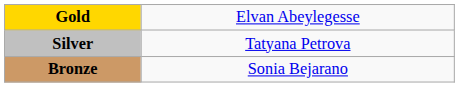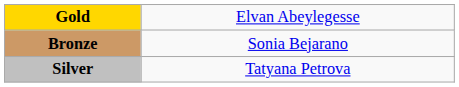rows swapped: (73, 43) <-> (73, 69)
